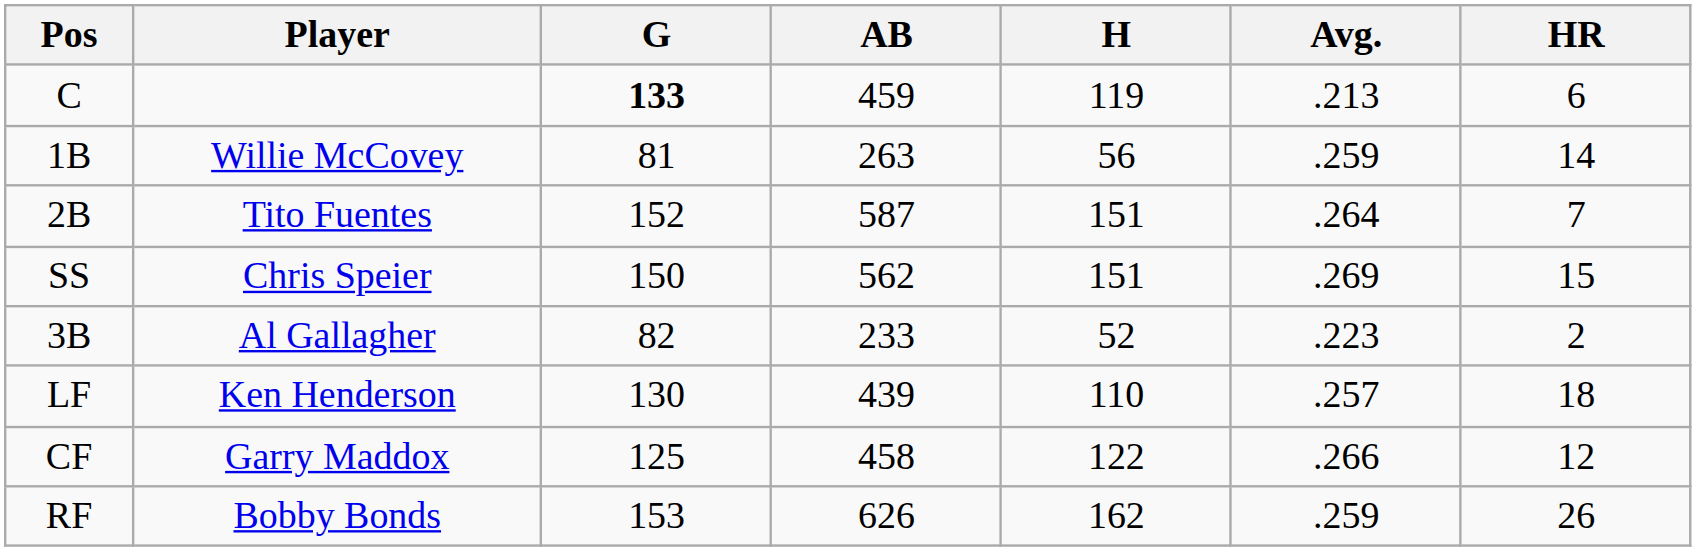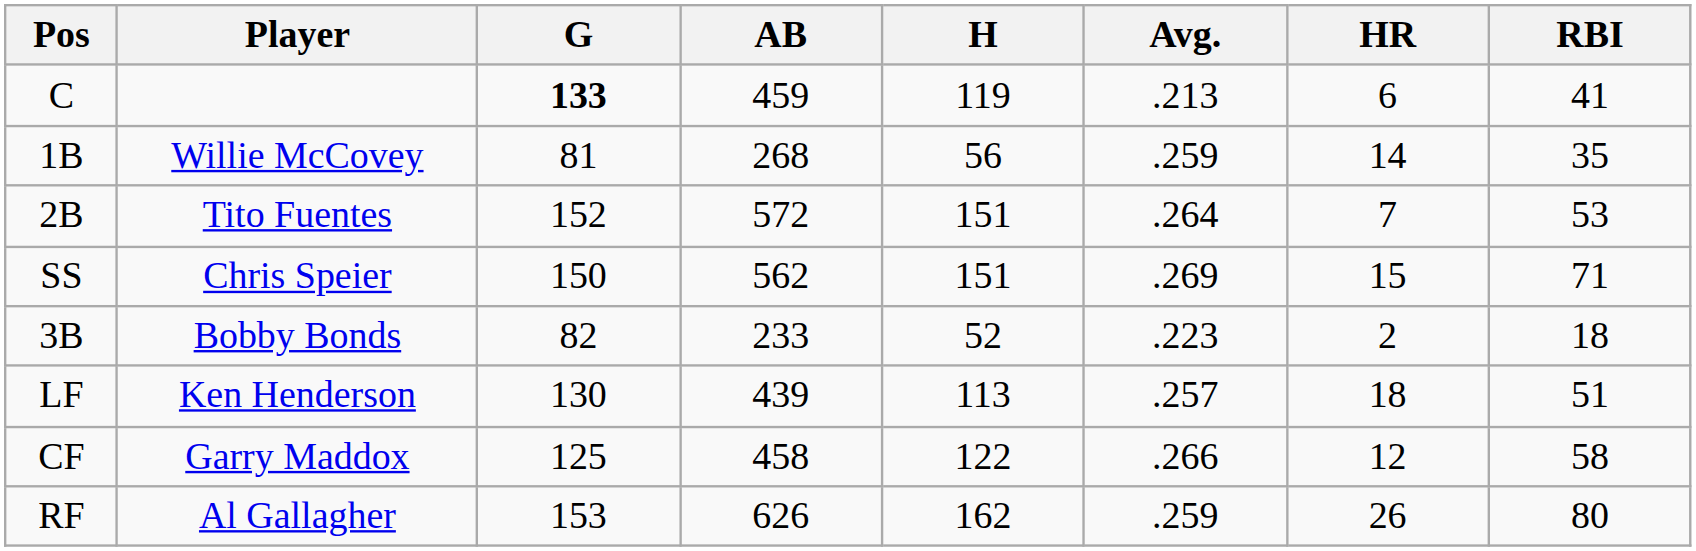+ column: (1590, 34)
(886, 154) 263 -> (781, 154) 268
(886, 214) 587 -> (781, 214) 572
(337, 335) Al Gallagher -> (297, 335) Bobby Bonds
(1116, 395) 110 -> (983, 395) 113
(337, 515) Bobby Bonds -> (297, 515) Al Gallagher
